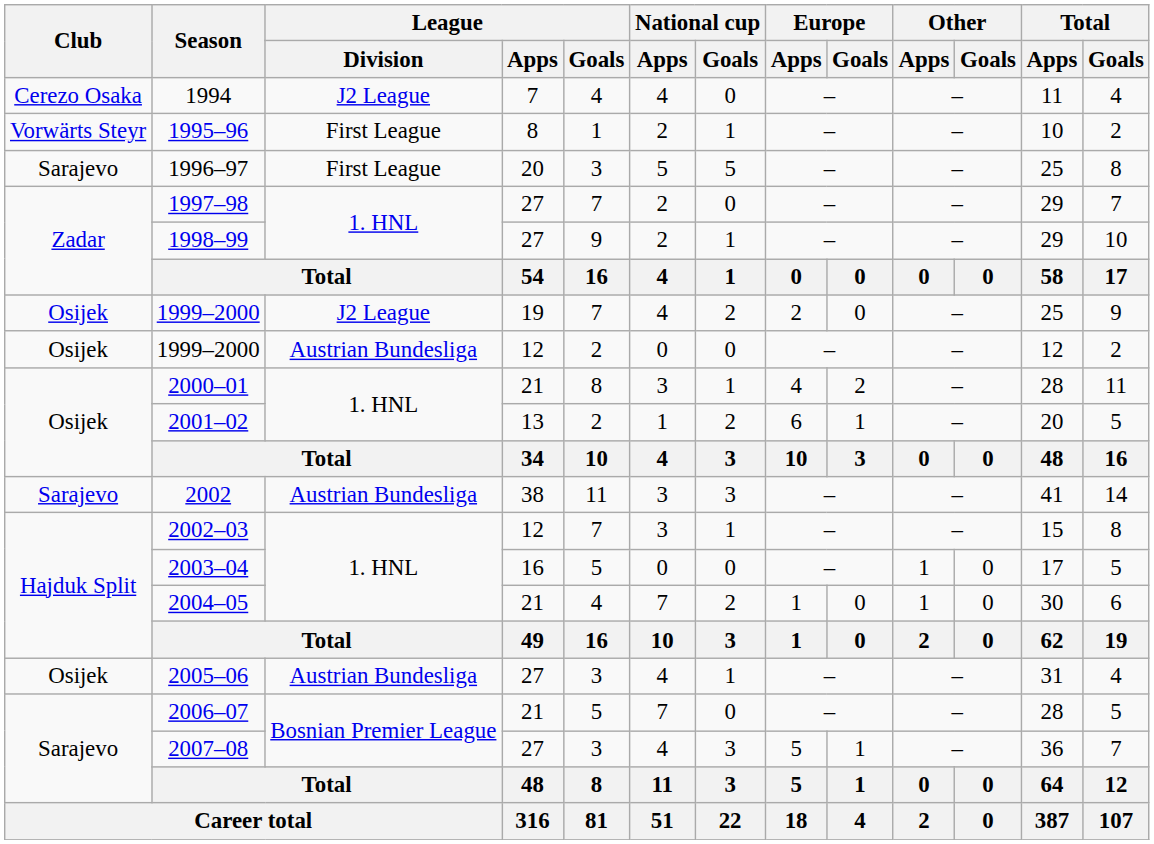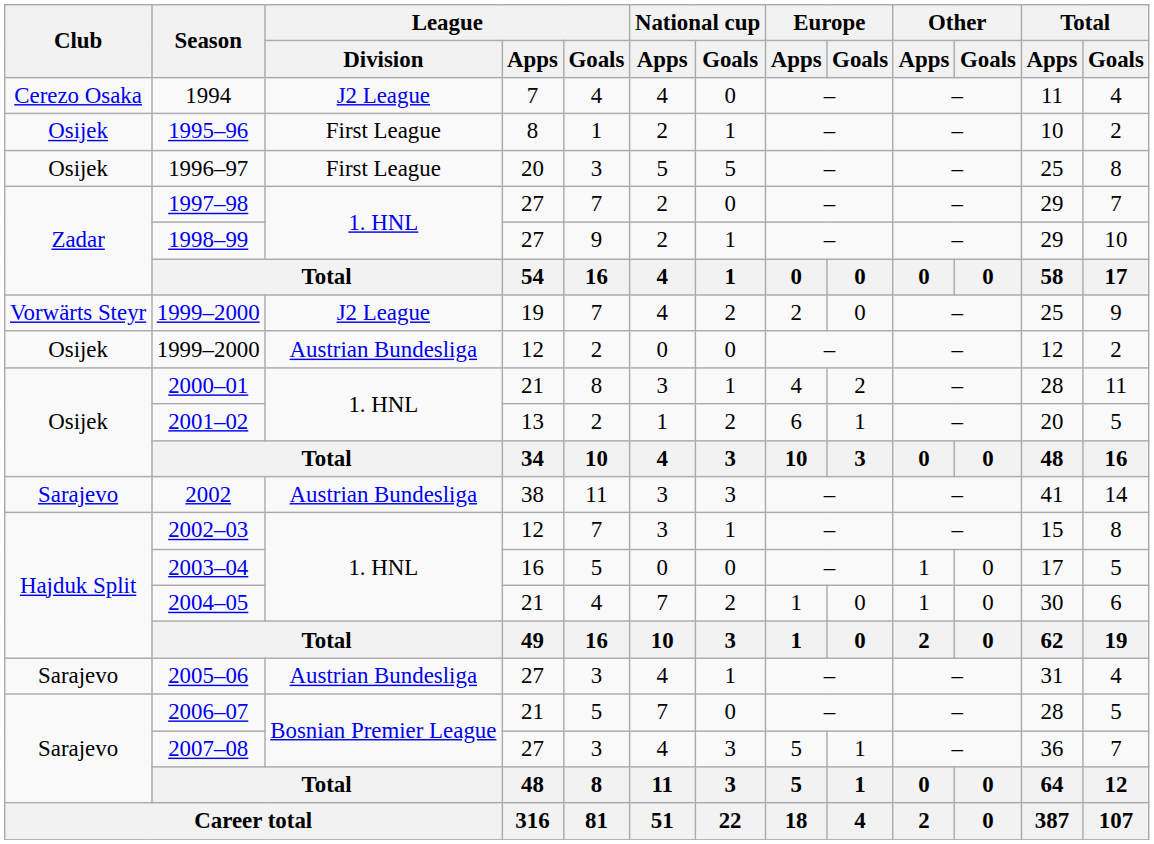(78, 131) Vorwärts Steyr -> (78, 131) Osijek
(78, 167) Sarajevo -> (78, 167) Osijek
(78, 312) Osijek -> (78, 312) Vorwärts Steyr
(78, 675) Osijek -> (78, 675) Sarajevo
